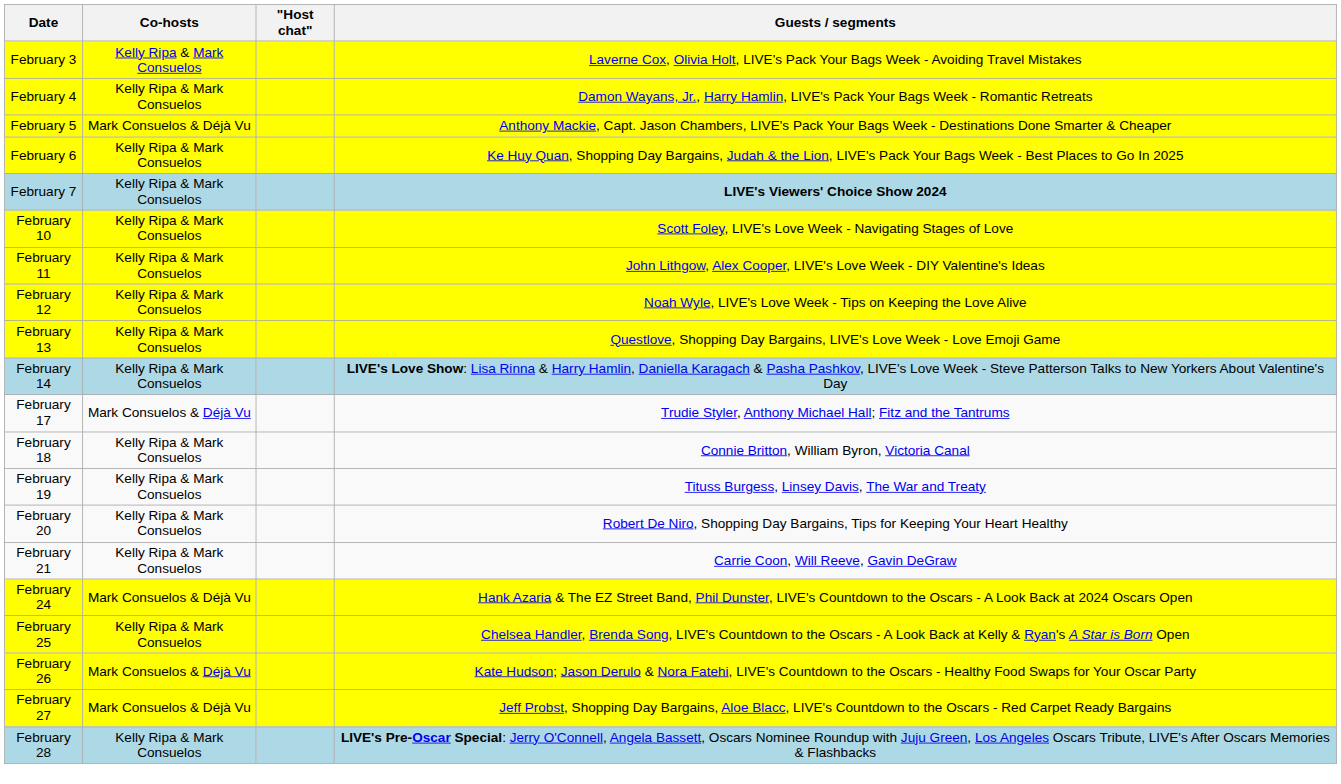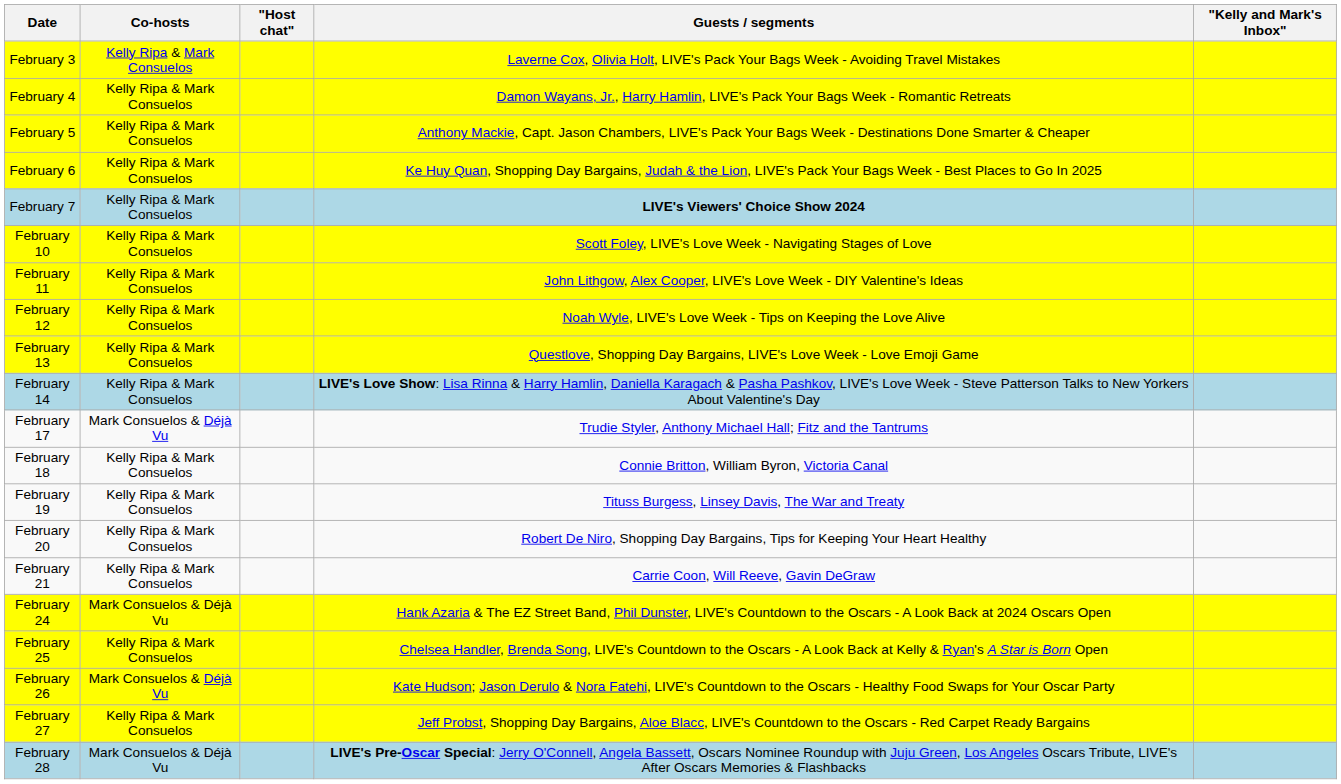+ column: (1265, 22)
(169, 125) Mark Consuelos & Déjà Vu -> (160, 133) Kelly Ripa & Mark Consuelos
(169, 708) Mark Consuelos & Déjà Vu -> (160, 723) Kelly Ripa & Mark Consuelos
(169, 745) Kelly Ripa & Mark Consuelos -> (160, 760) Mark Consuelos & Déjà Vu
